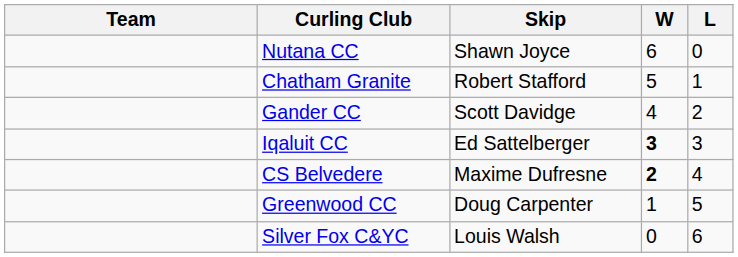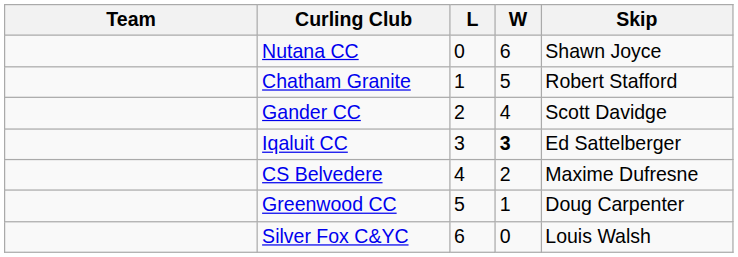columns swapped: (546, 19) <-> (710, 19)
(652, 174) bold -> (505, 174) normal
